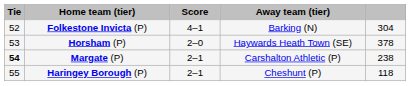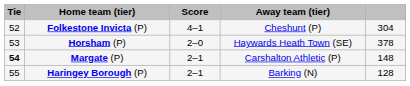(293, 28) Barking (N) -> (293, 28) Cheshunt (P)
(386, 58) 238 -> (386, 58) 148
(293, 73) Cheshunt (P) -> (293, 73) Barking (N)
(386, 73) 118 -> (386, 73) 128
